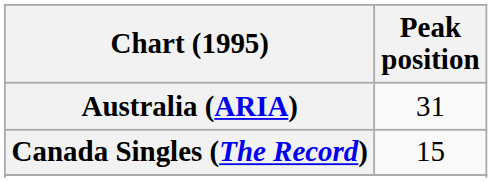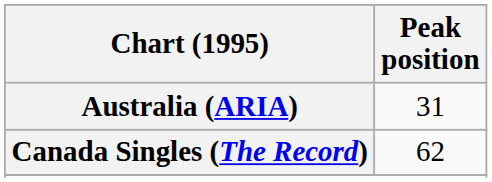(430, 151) 15 -> (430, 151) 62
